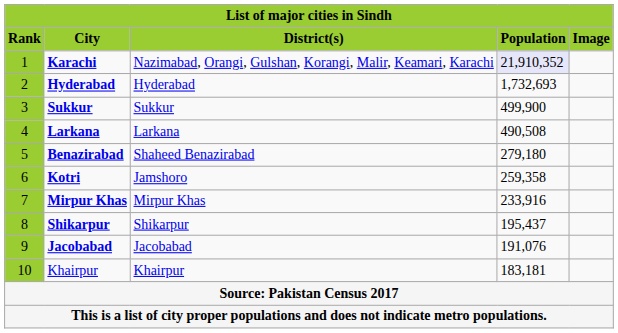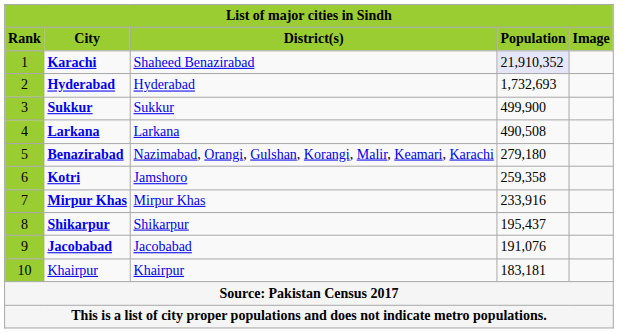(314, 61) Nazimabad, Orangi, Gulshan, Korangi, Malir, Keamari, Karachi -> (194, 61) Shaheed Benazirabad
(194, 154) Shaheed Benazirabad -> (314, 154) Nazimabad, Orangi, Gulshan, Korangi, Malir, Keamari, Karachi
